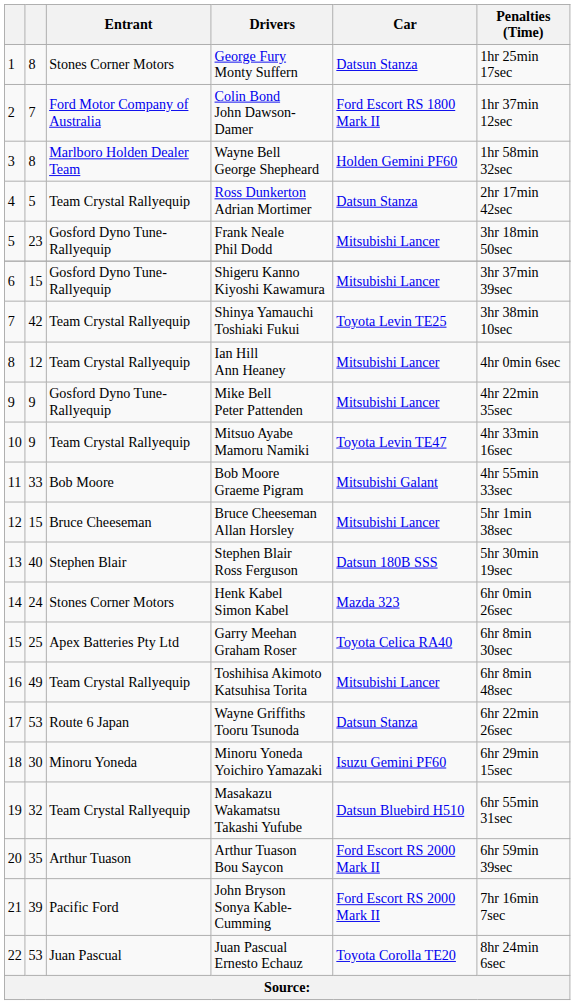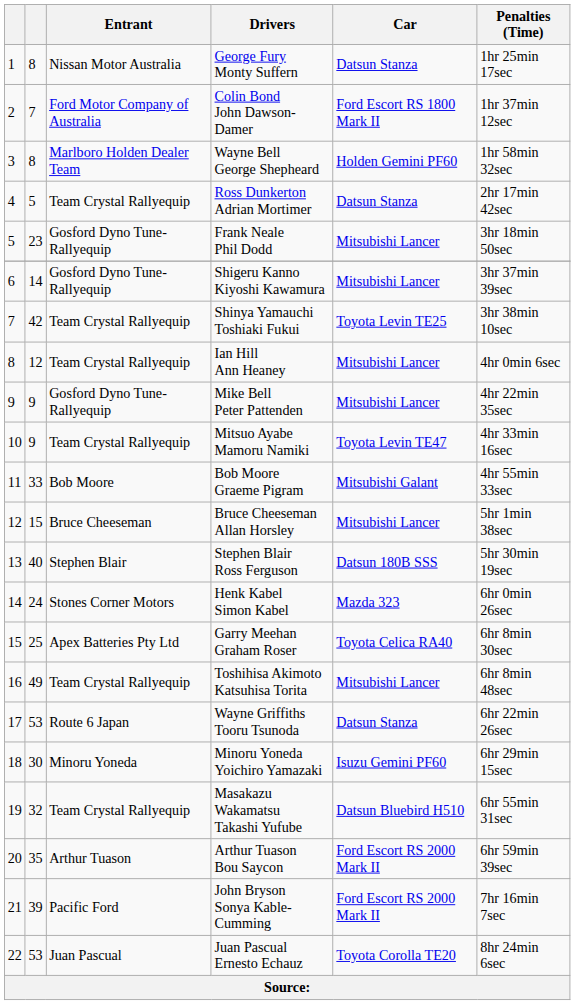(112, 64) Stones Corner Motors -> (115, 64) Nissan Motor Australia
(36, 281) 15 -> (36, 281) 14
